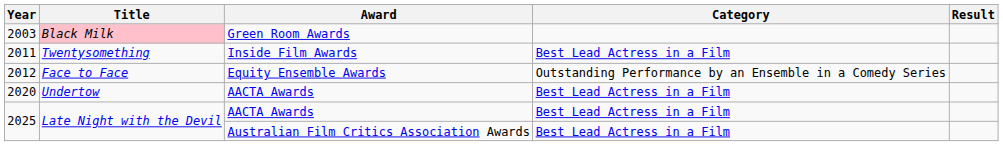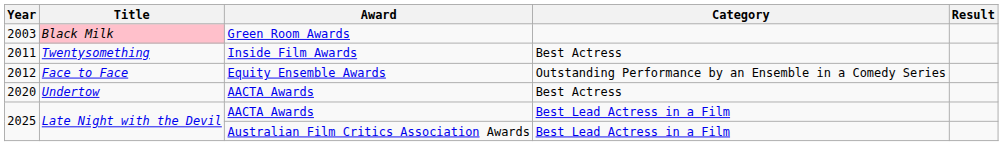(633, 53) Best Lead Actress in a Film -> (579, 53) Best Actress
(633, 92) Best Lead Actress in a Film -> (579, 92) Best Actress
